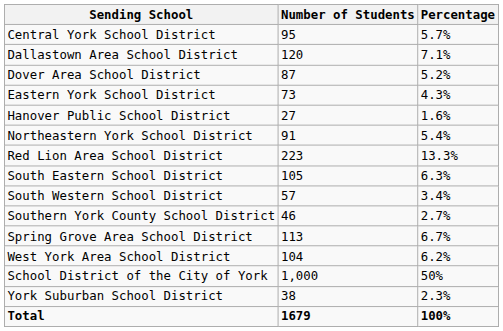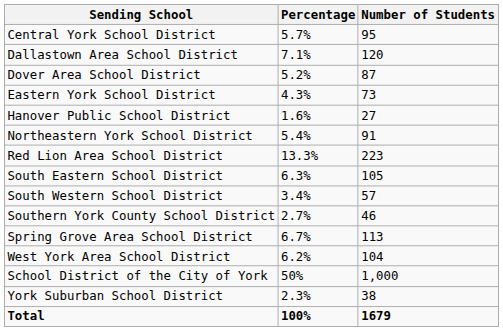columns swapped: (348, 15) <-> (458, 15)
